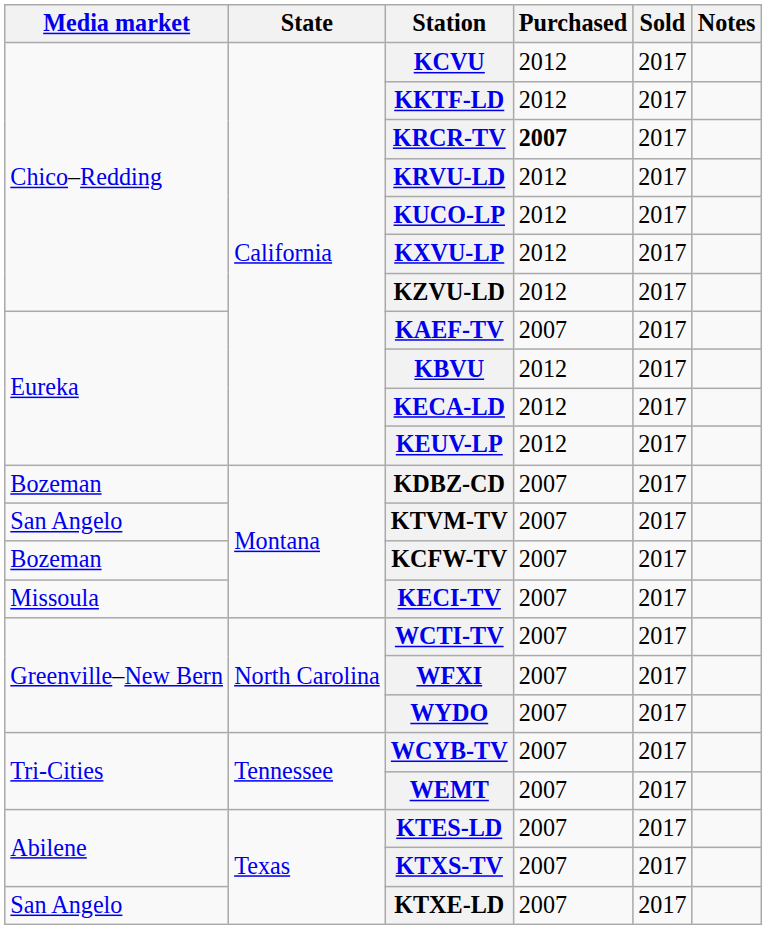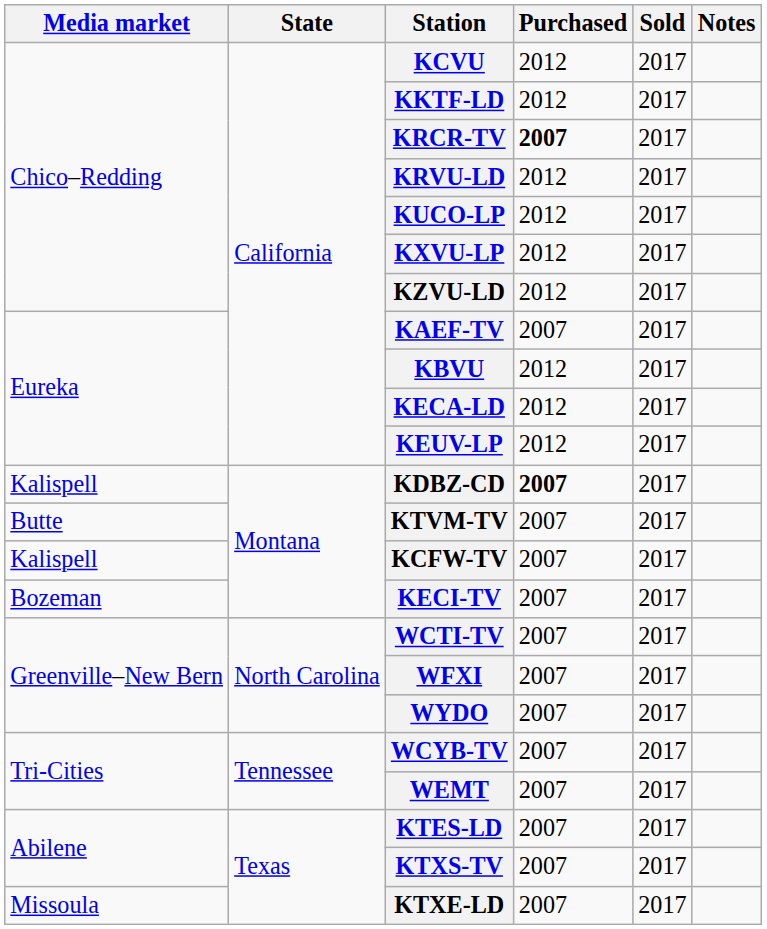(56, 483) Bozeman -> (54, 483) Kalispell
(543, 483) normal -> (543, 483) bold
(66, 521) San Angelo -> (37, 521) Butte
(56, 560) Bozeman -> (54, 560) Kalispell
(55, 598) Missoula -> (56, 598) Bozeman
(66, 904) San Angelo -> (55, 904) Missoula
